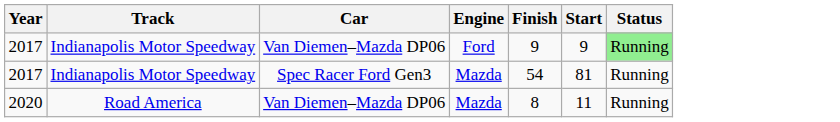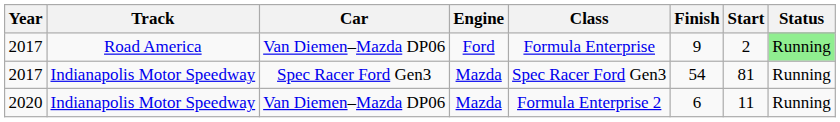+ column: (589, 18)
(153, 46) Indianapolis Motor Speedway -> (153, 46) Road America
(584, 46) 9 -> (746, 46) 2
(153, 102) Road America -> (153, 102) Indianapolis Motor Speedway
(535, 102) 8 -> (697, 102) 6
